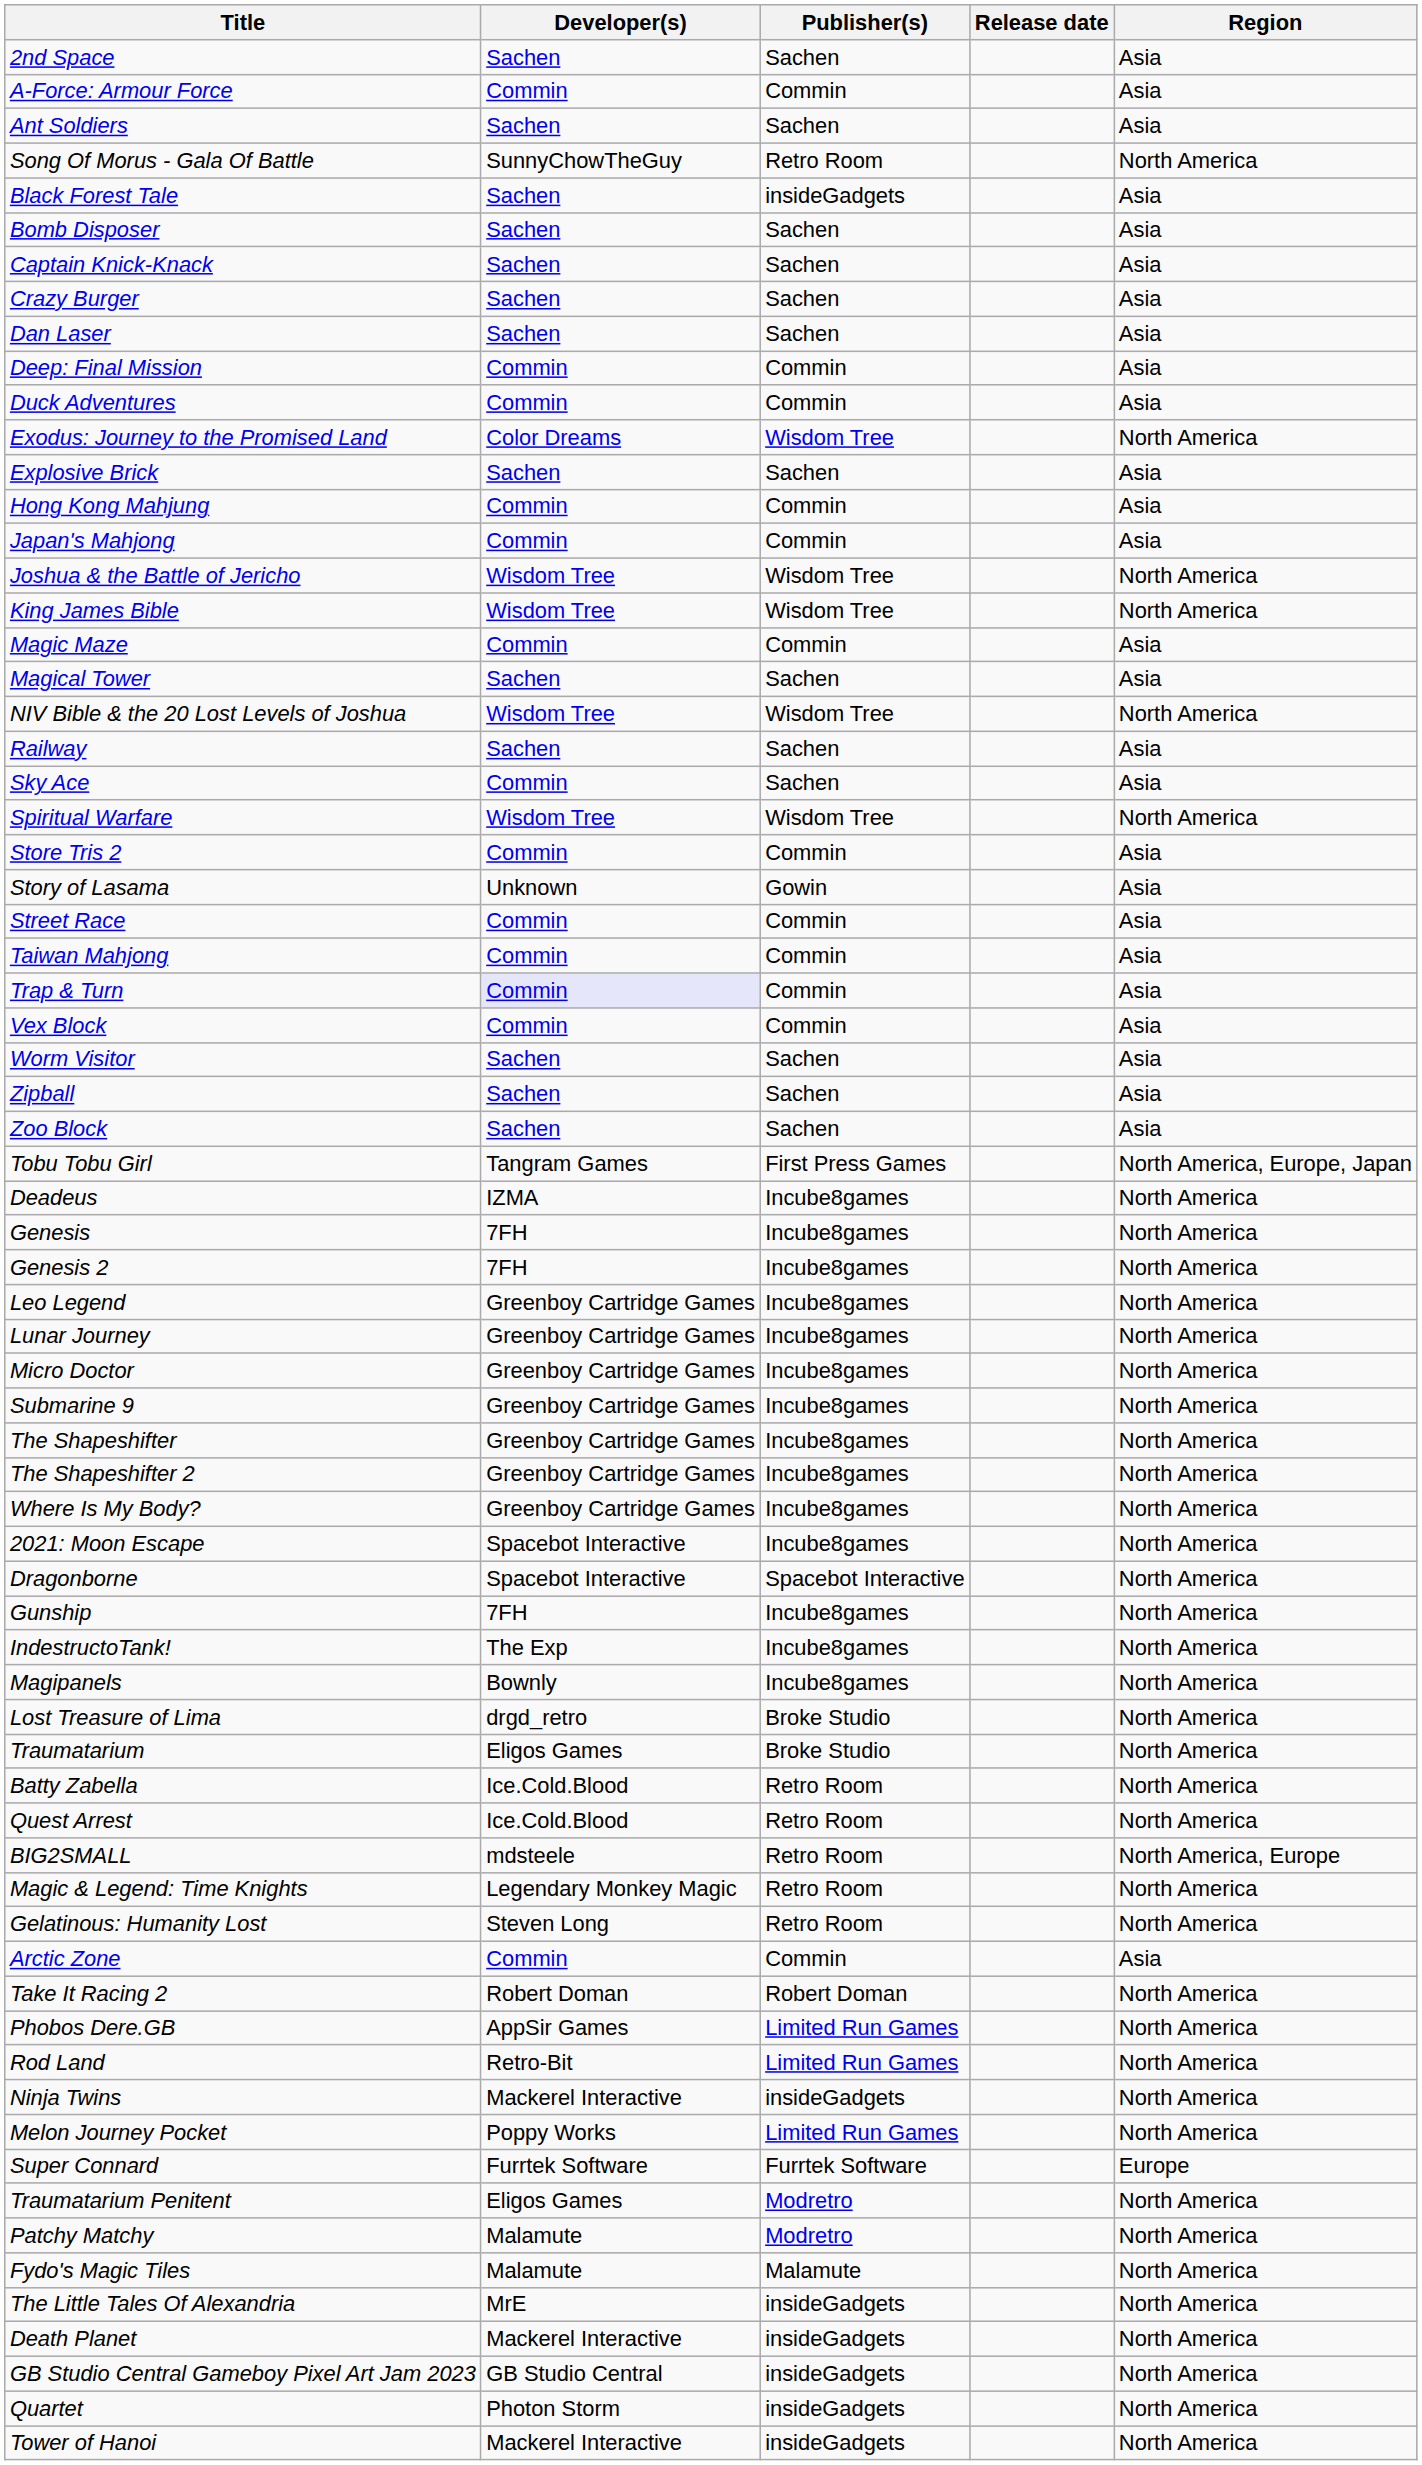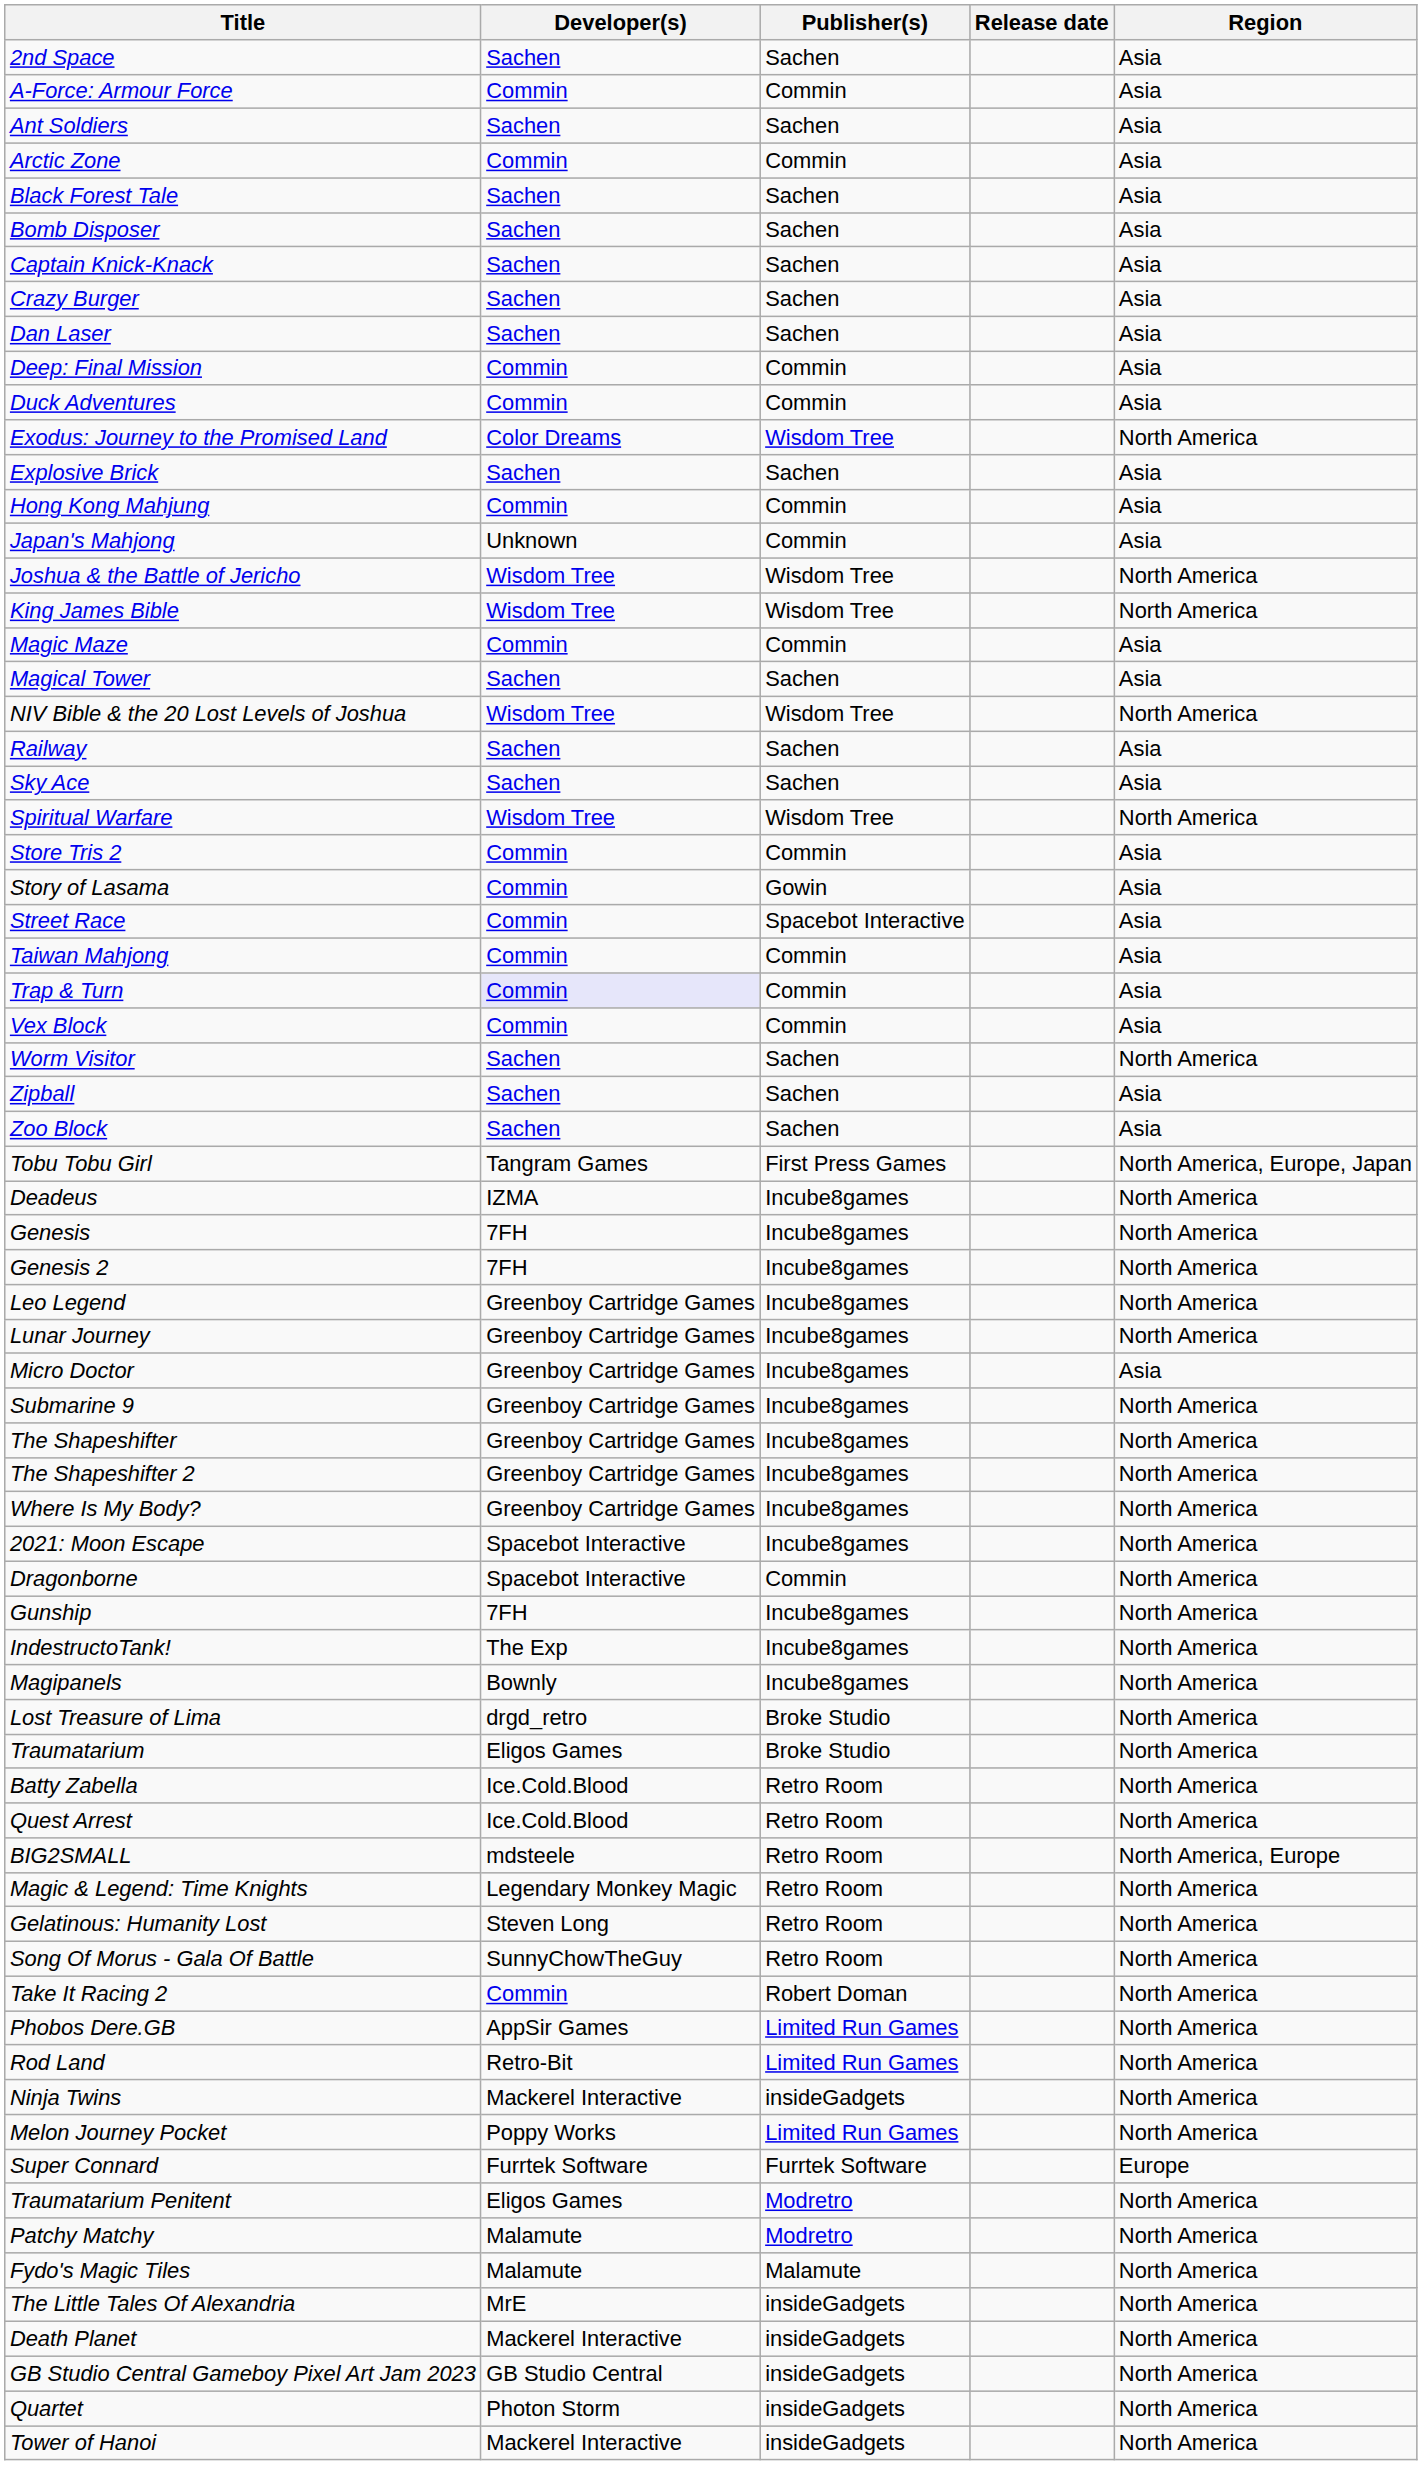rows swapped: (65, 1959) <-> (162, 161)
(835, 195) insideGadgets -> (802, 195) Sachen
(527, 541) Commin -> (532, 541) Unknown
(527, 783) Commin -> (523, 783) Sachen
(532, 887) Unknown -> (527, 887) Commin
(806, 922) Commin -> (865, 922) Spacebot Interactive
(1140, 1060) Asia -> (1188, 1060) North America
(1188, 1371) North America -> (1140, 1371) Asia
(865, 1579) Spacebot Interactive -> (806, 1579) Commin
(557, 1994) Robert Doman -> (527, 1994) Commin
